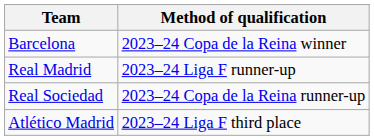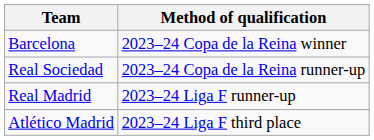rows swapped: (56, 95) <-> (50, 69)
